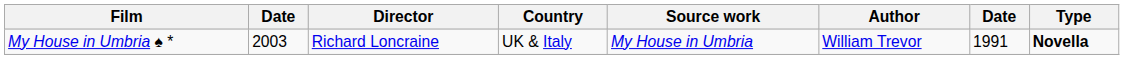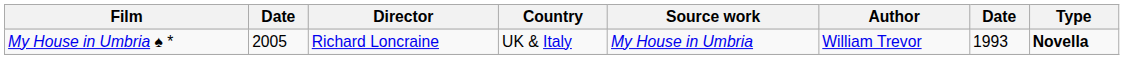(270, 41) 2003 -> (270, 41) 2005
(991, 41) 1991 -> (991, 41) 1993
